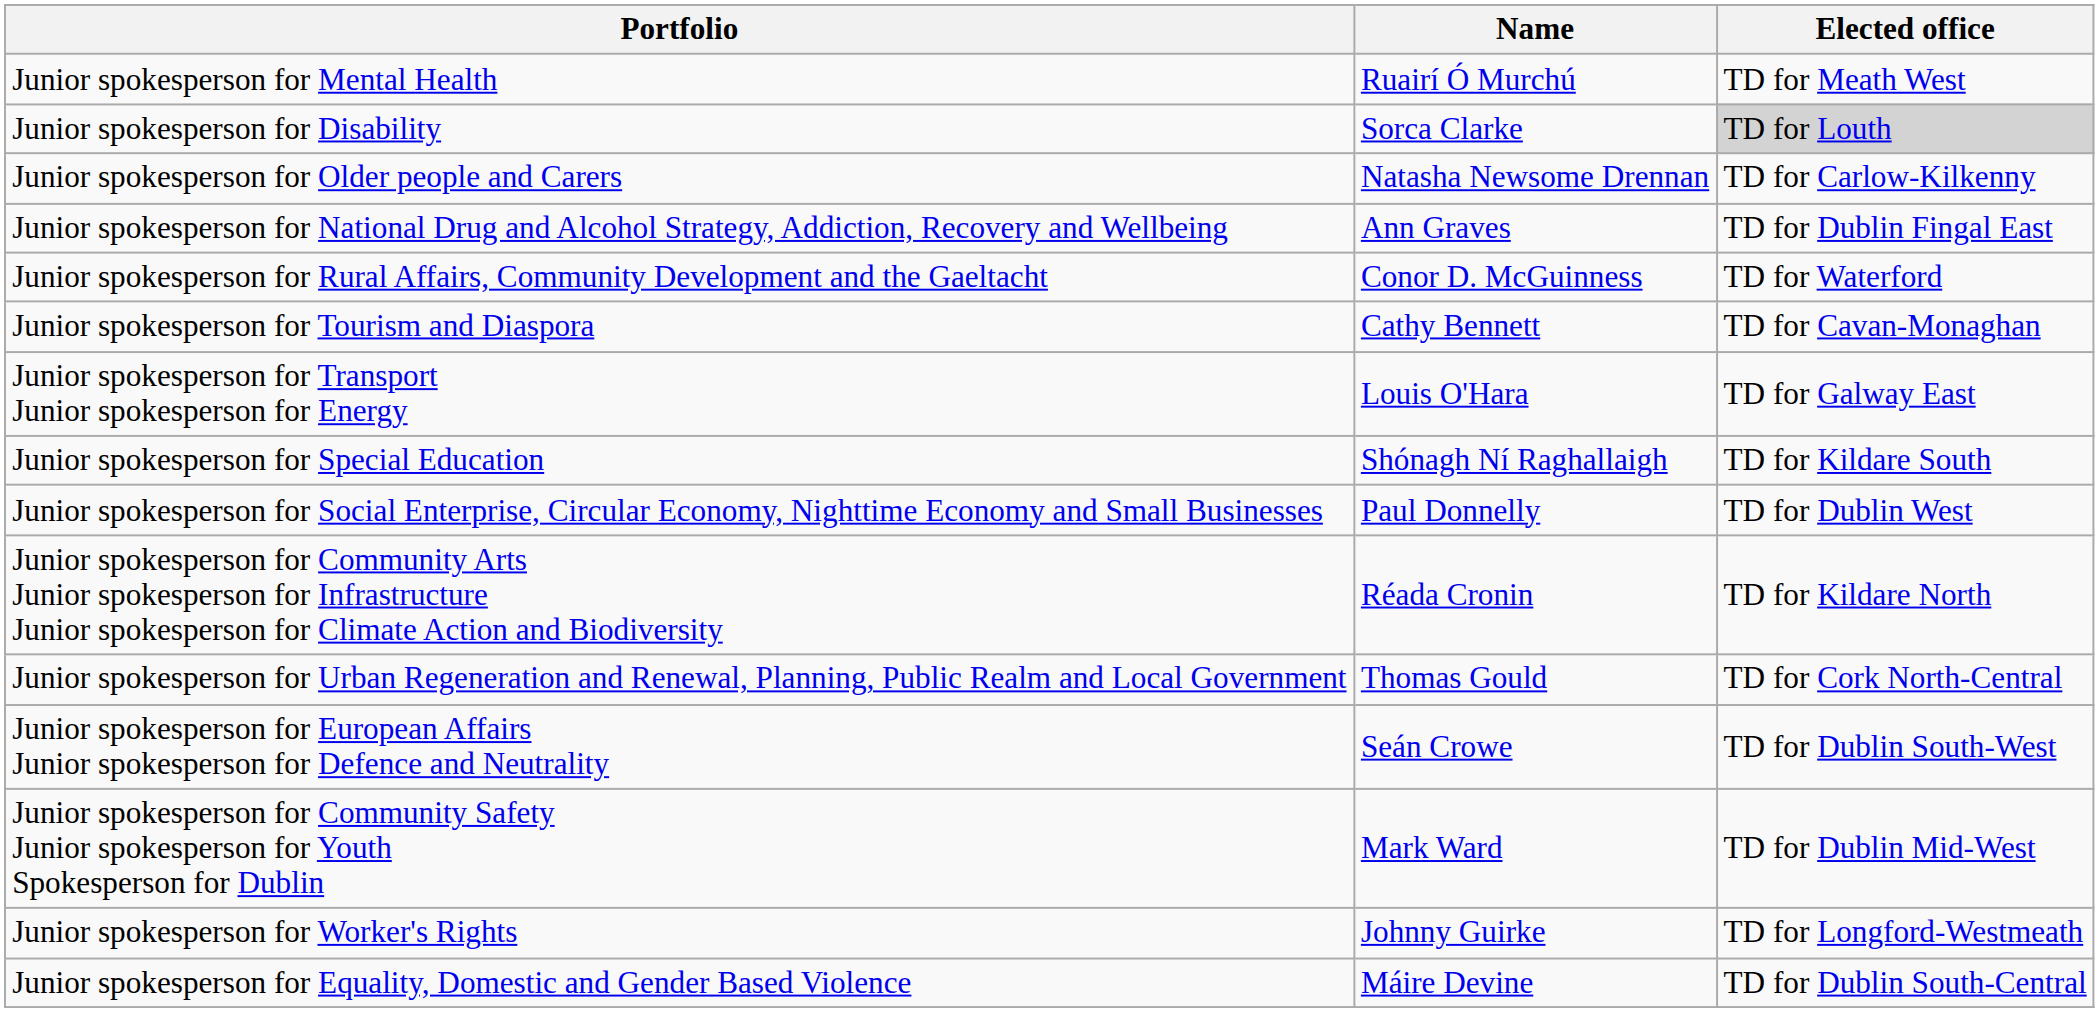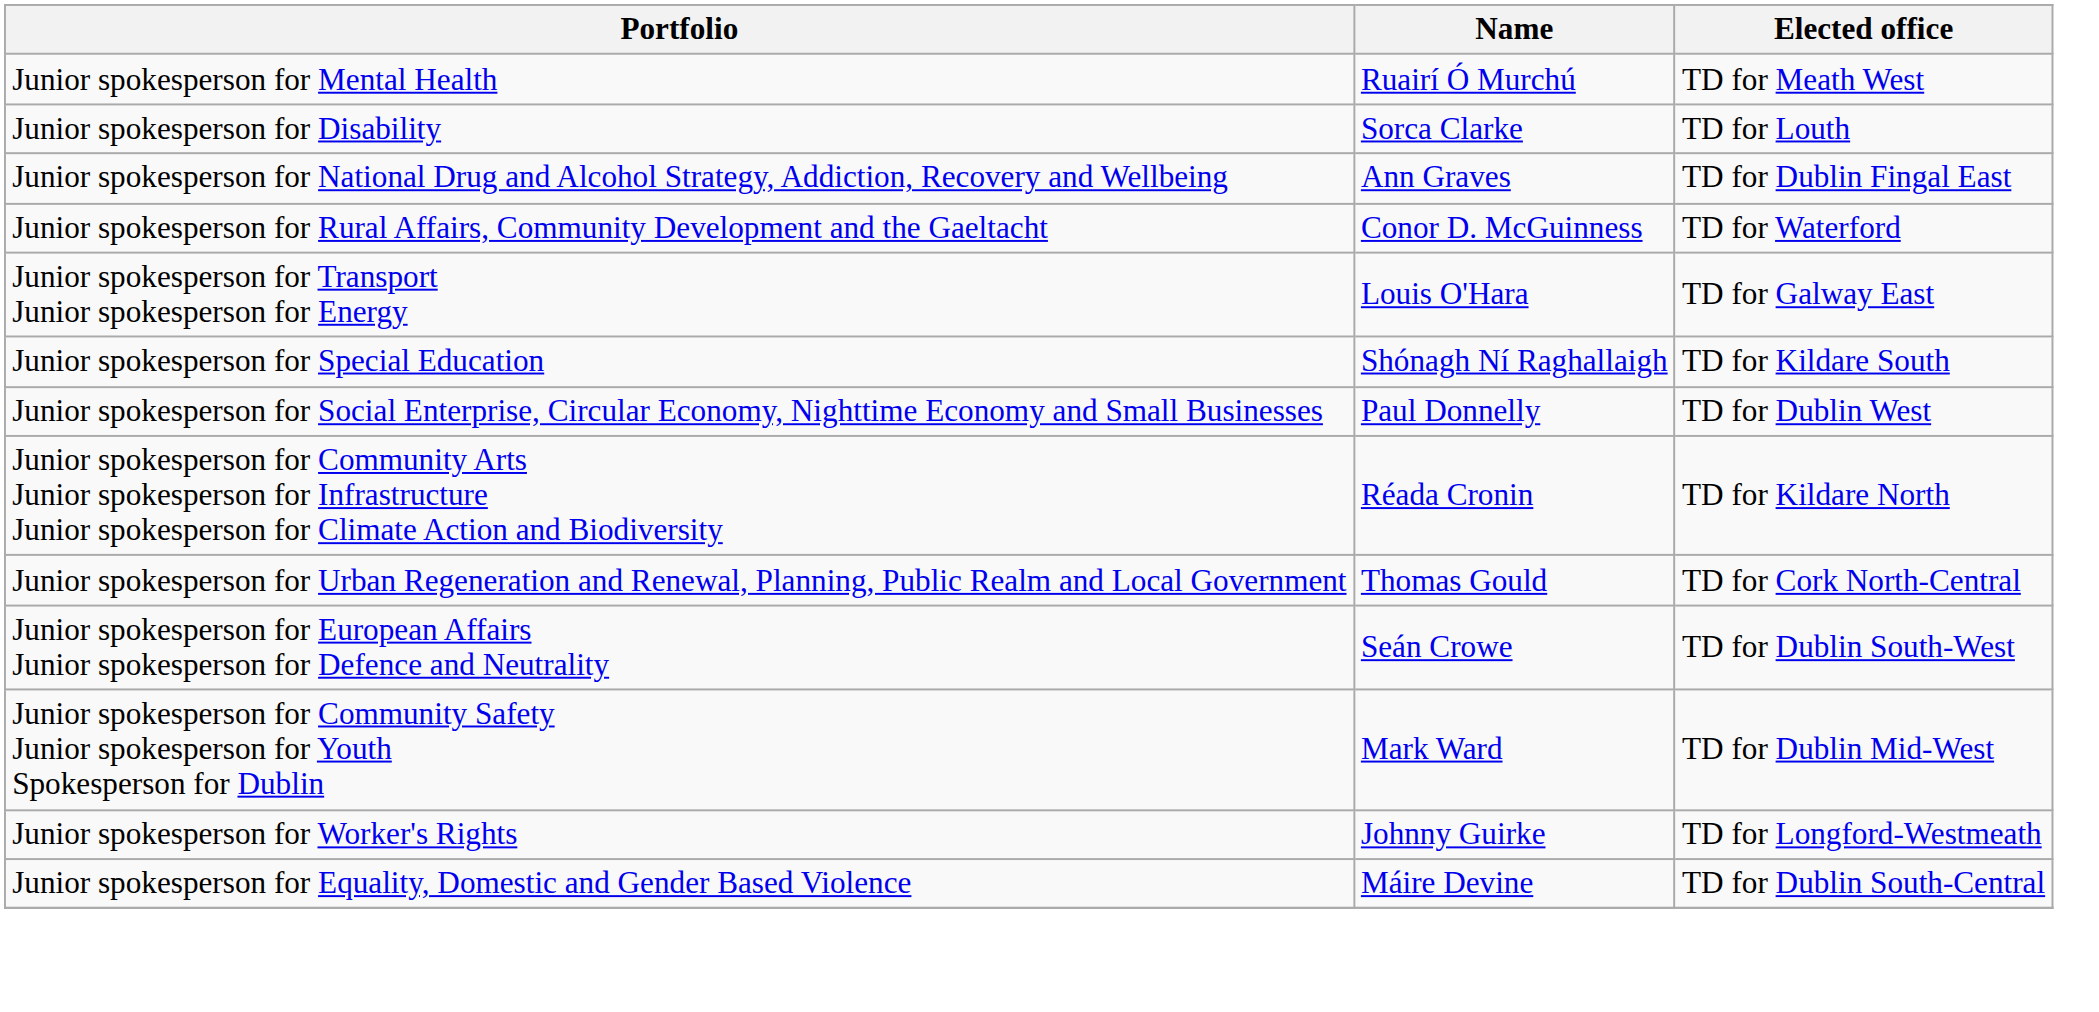(1808, 128) lightgrey background -> (1766, 128) no background
- row: (317, 177)
- row: (303, 326)
